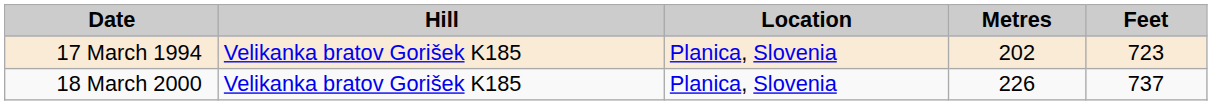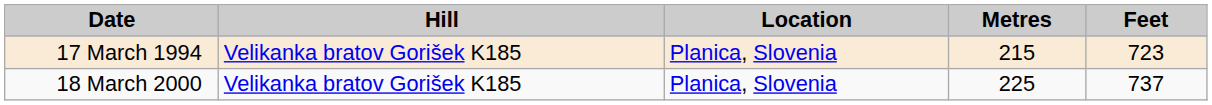(1017, 52) 202 -> (1017, 52) 215
(1017, 83) 226 -> (1017, 83) 225
